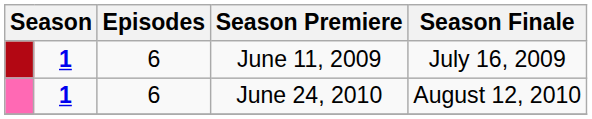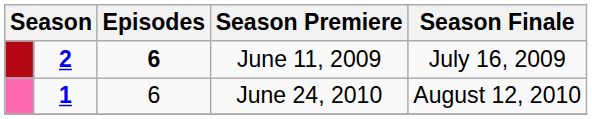(65, 59) 1 -> (65, 59) 2
(154, 59) normal -> (154, 59) bold
